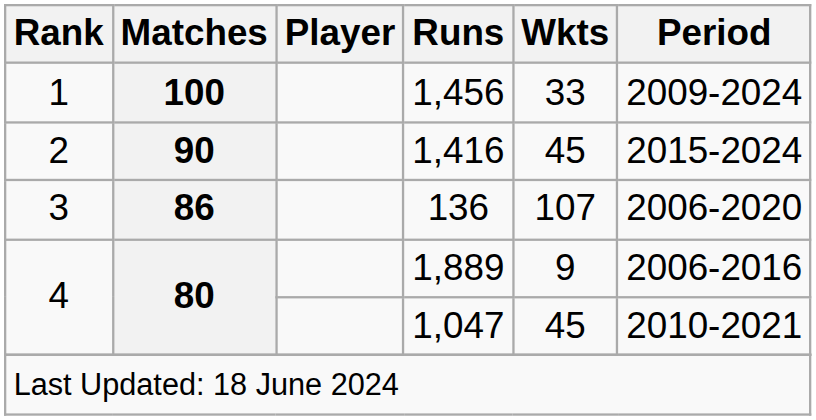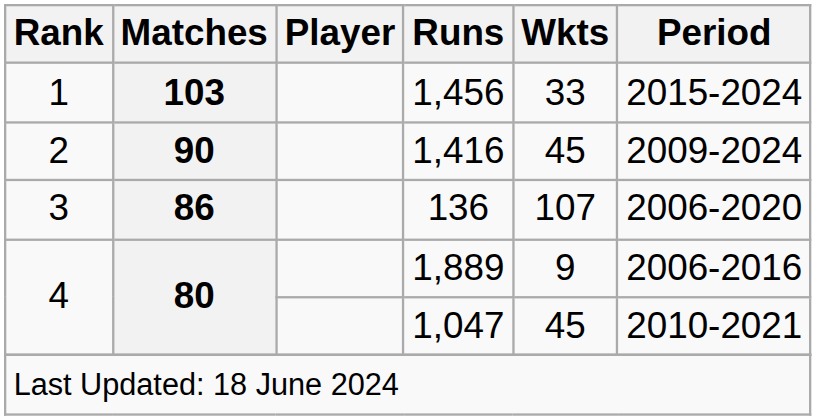(194, 92) 100 -> (194, 92) 103
(714, 92) 2009-2024 -> (714, 92) 2015-2024
(714, 150) 2015-2024 -> (714, 150) 2009-2024
